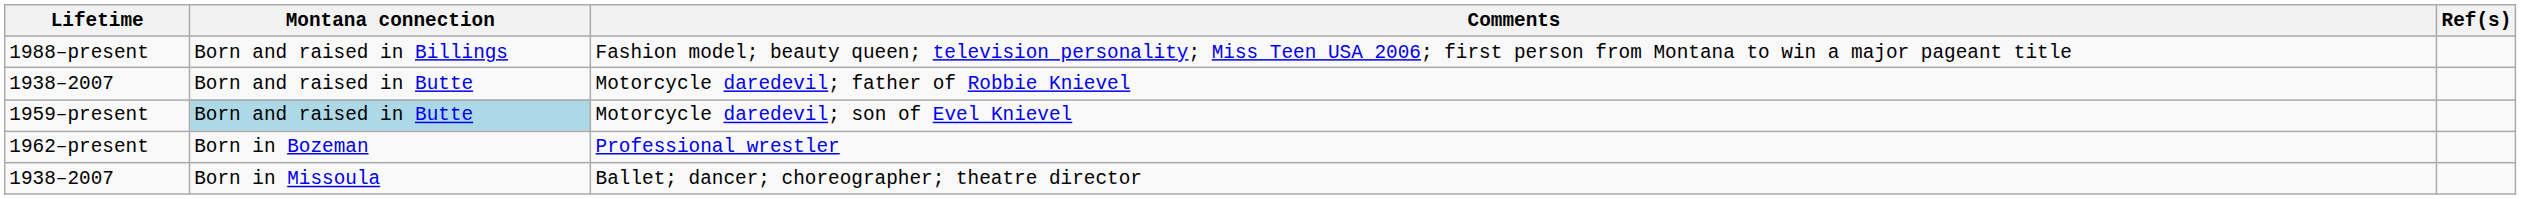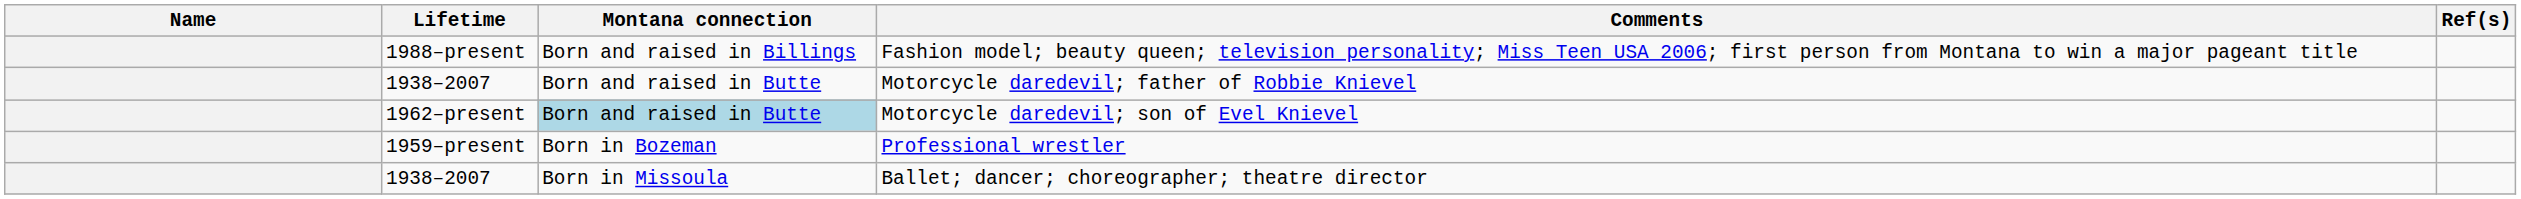+ column: (193, 21)
(79, 115) 1959–present -> (456, 115) 1962–present
(79, 147) 1962–present -> (456, 147) 1959–present
